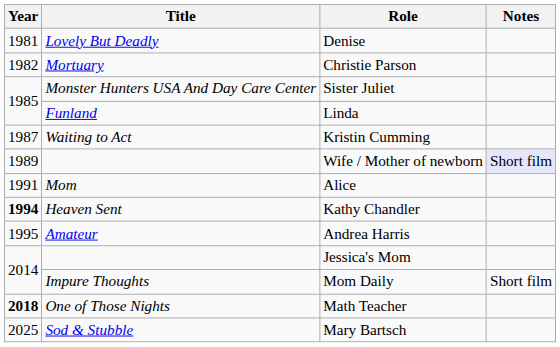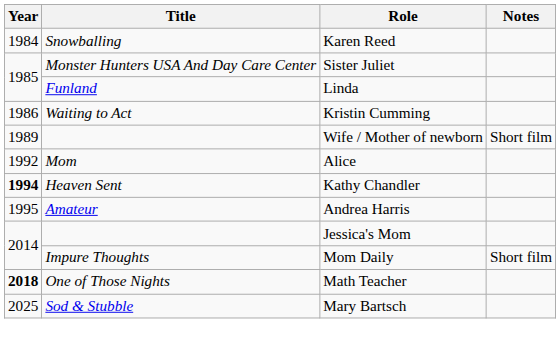- row: (344, 40)
- row: (370, 64)
+ row: (359, 40)
(23, 137) 1987 -> (23, 112) 1986
(521, 161) lavender background -> (521, 137) no background
(23, 185) 1991 -> (23, 161) 1992
